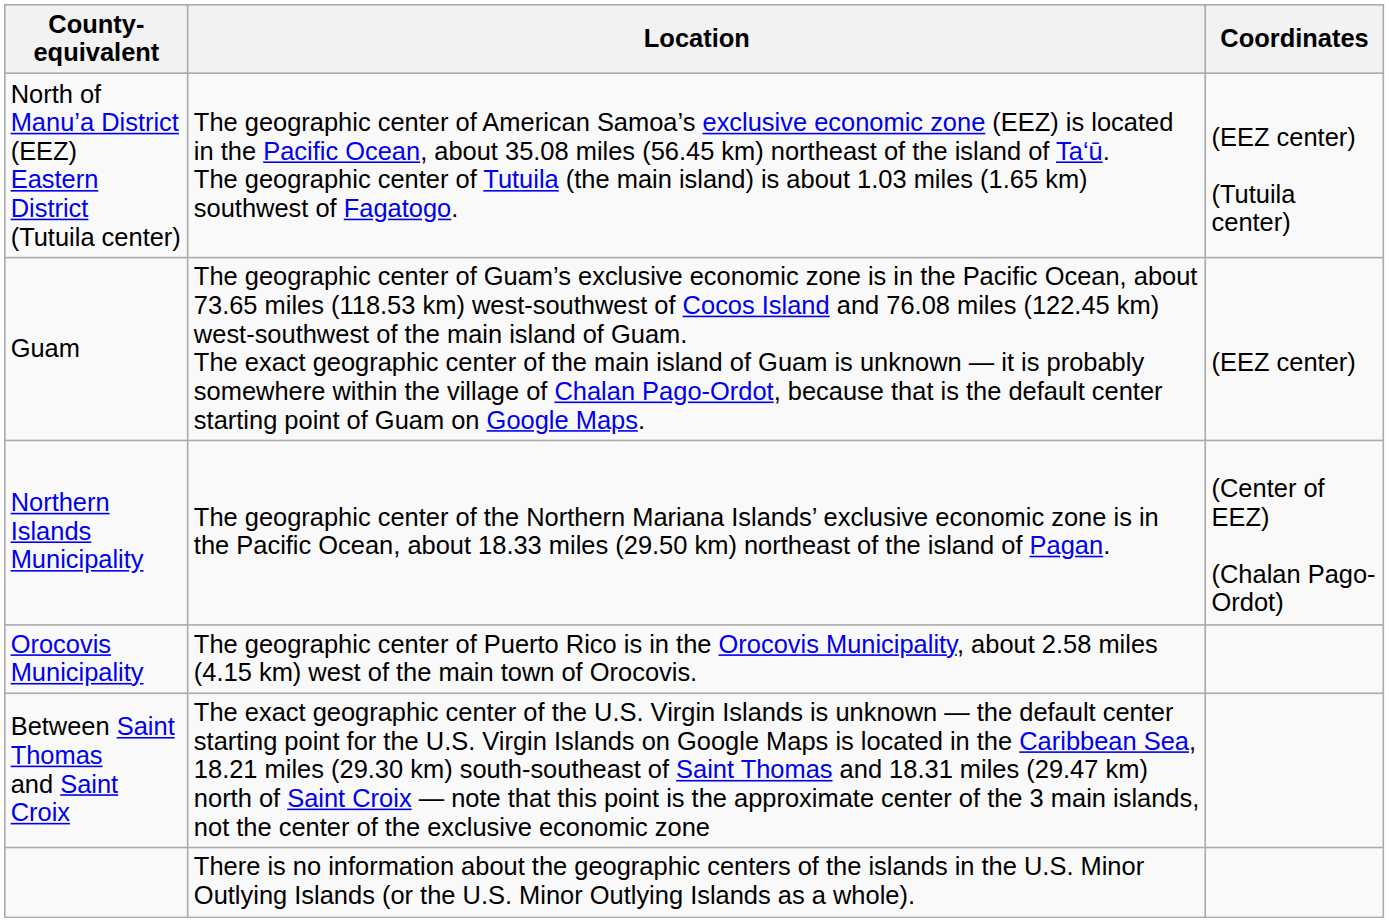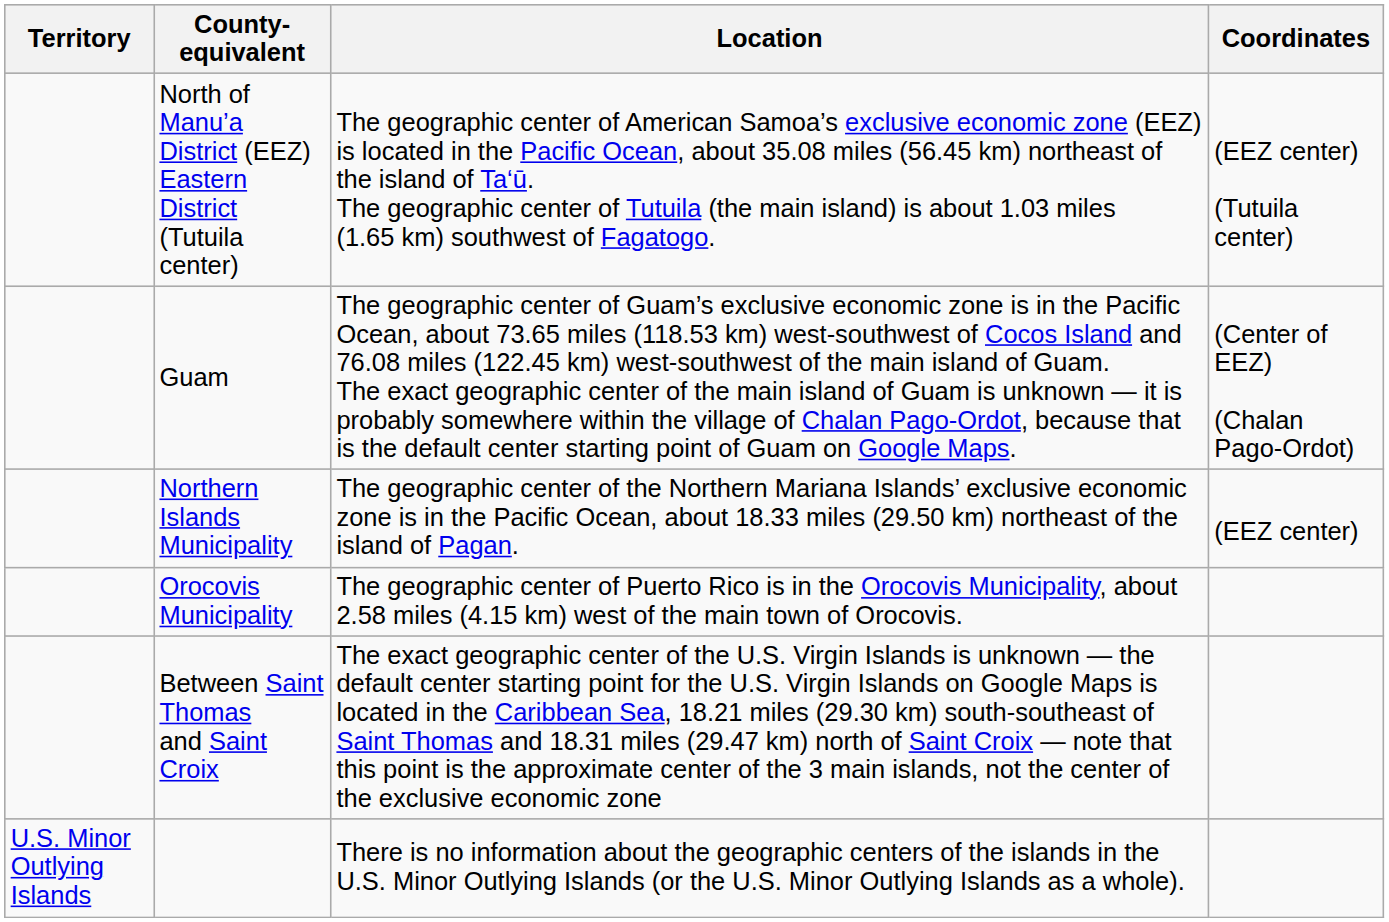+ column: (79, 38)
(1284, 362) (EEZ center) -> (1284, 391) (Center of EEZ) (Chalan Pago-Ordot)
(1294, 546) (Center of EEZ) (Chalan Pago-Ordot) -> (1286, 532) (EEZ center)
